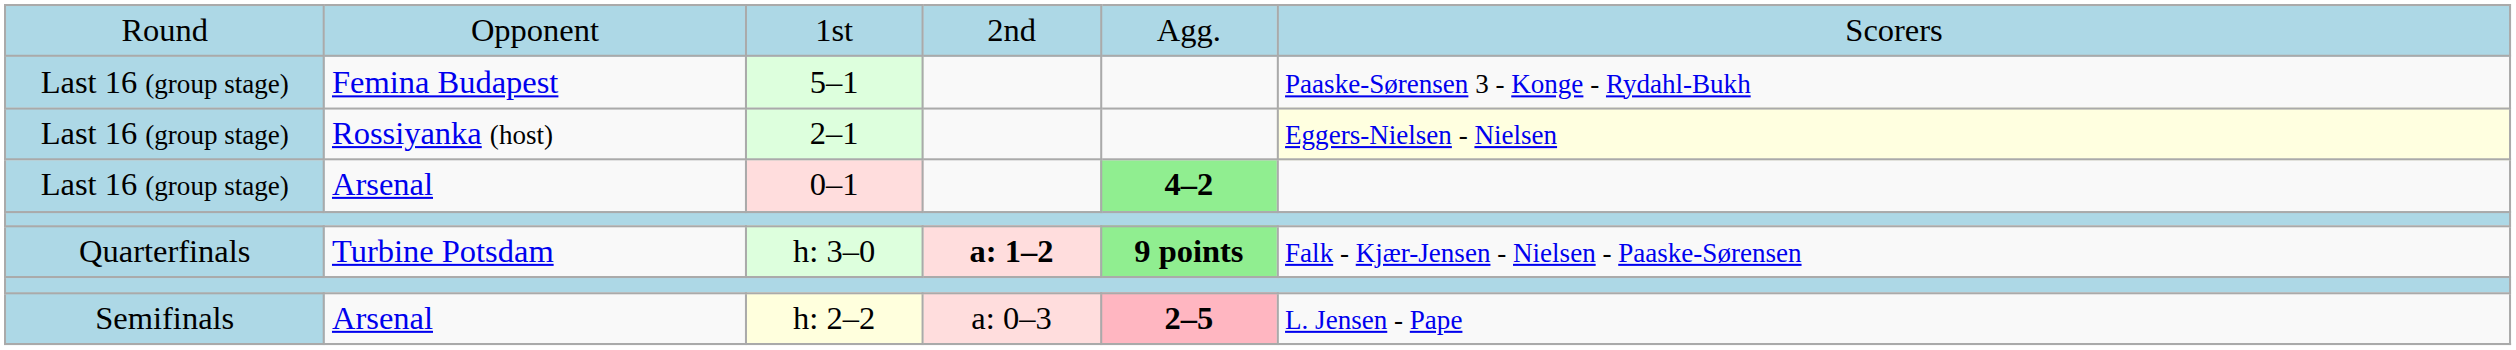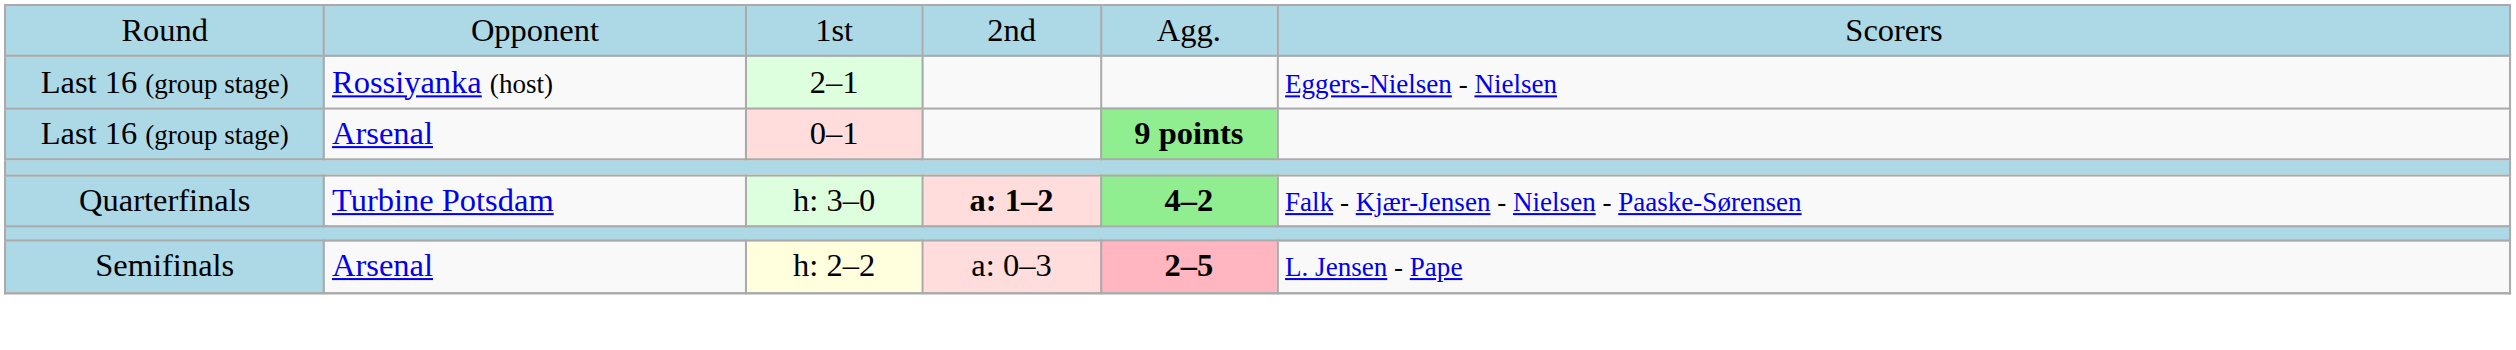- row: (445, 81)
(1421, 135) lightyellow background -> (1421, 83) no background
(1189, 184) 4–2 -> (1189, 133) 9 points
(1189, 251) 9 points -> (1189, 199) 4–2
